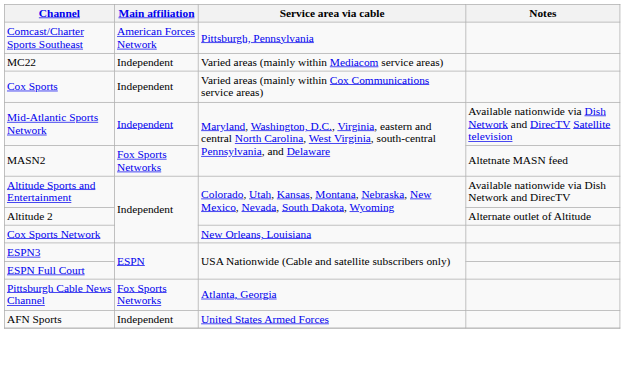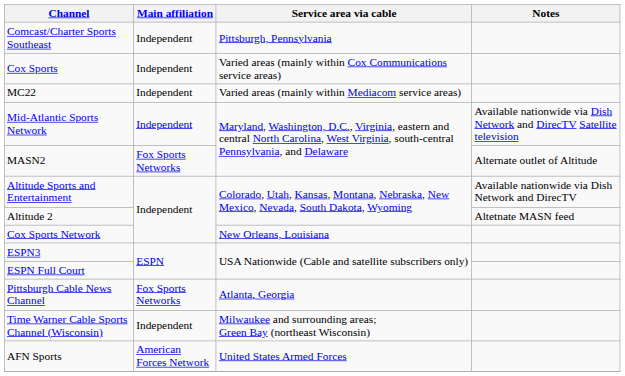(156, 37) American Forces Network -> (164, 37) Independent
rows swapped: (32, 86) <-> (21, 62)
(518, 161) Altetnate MASN feed -> (536, 161) Alternate outlet of Altitude
(530, 216) Alternate outlet of Altitude -> (524, 216) Altetnate MASN feed
+ row: (67, 325)
(145, 319) Independent -> (173, 356) American Forces Network
